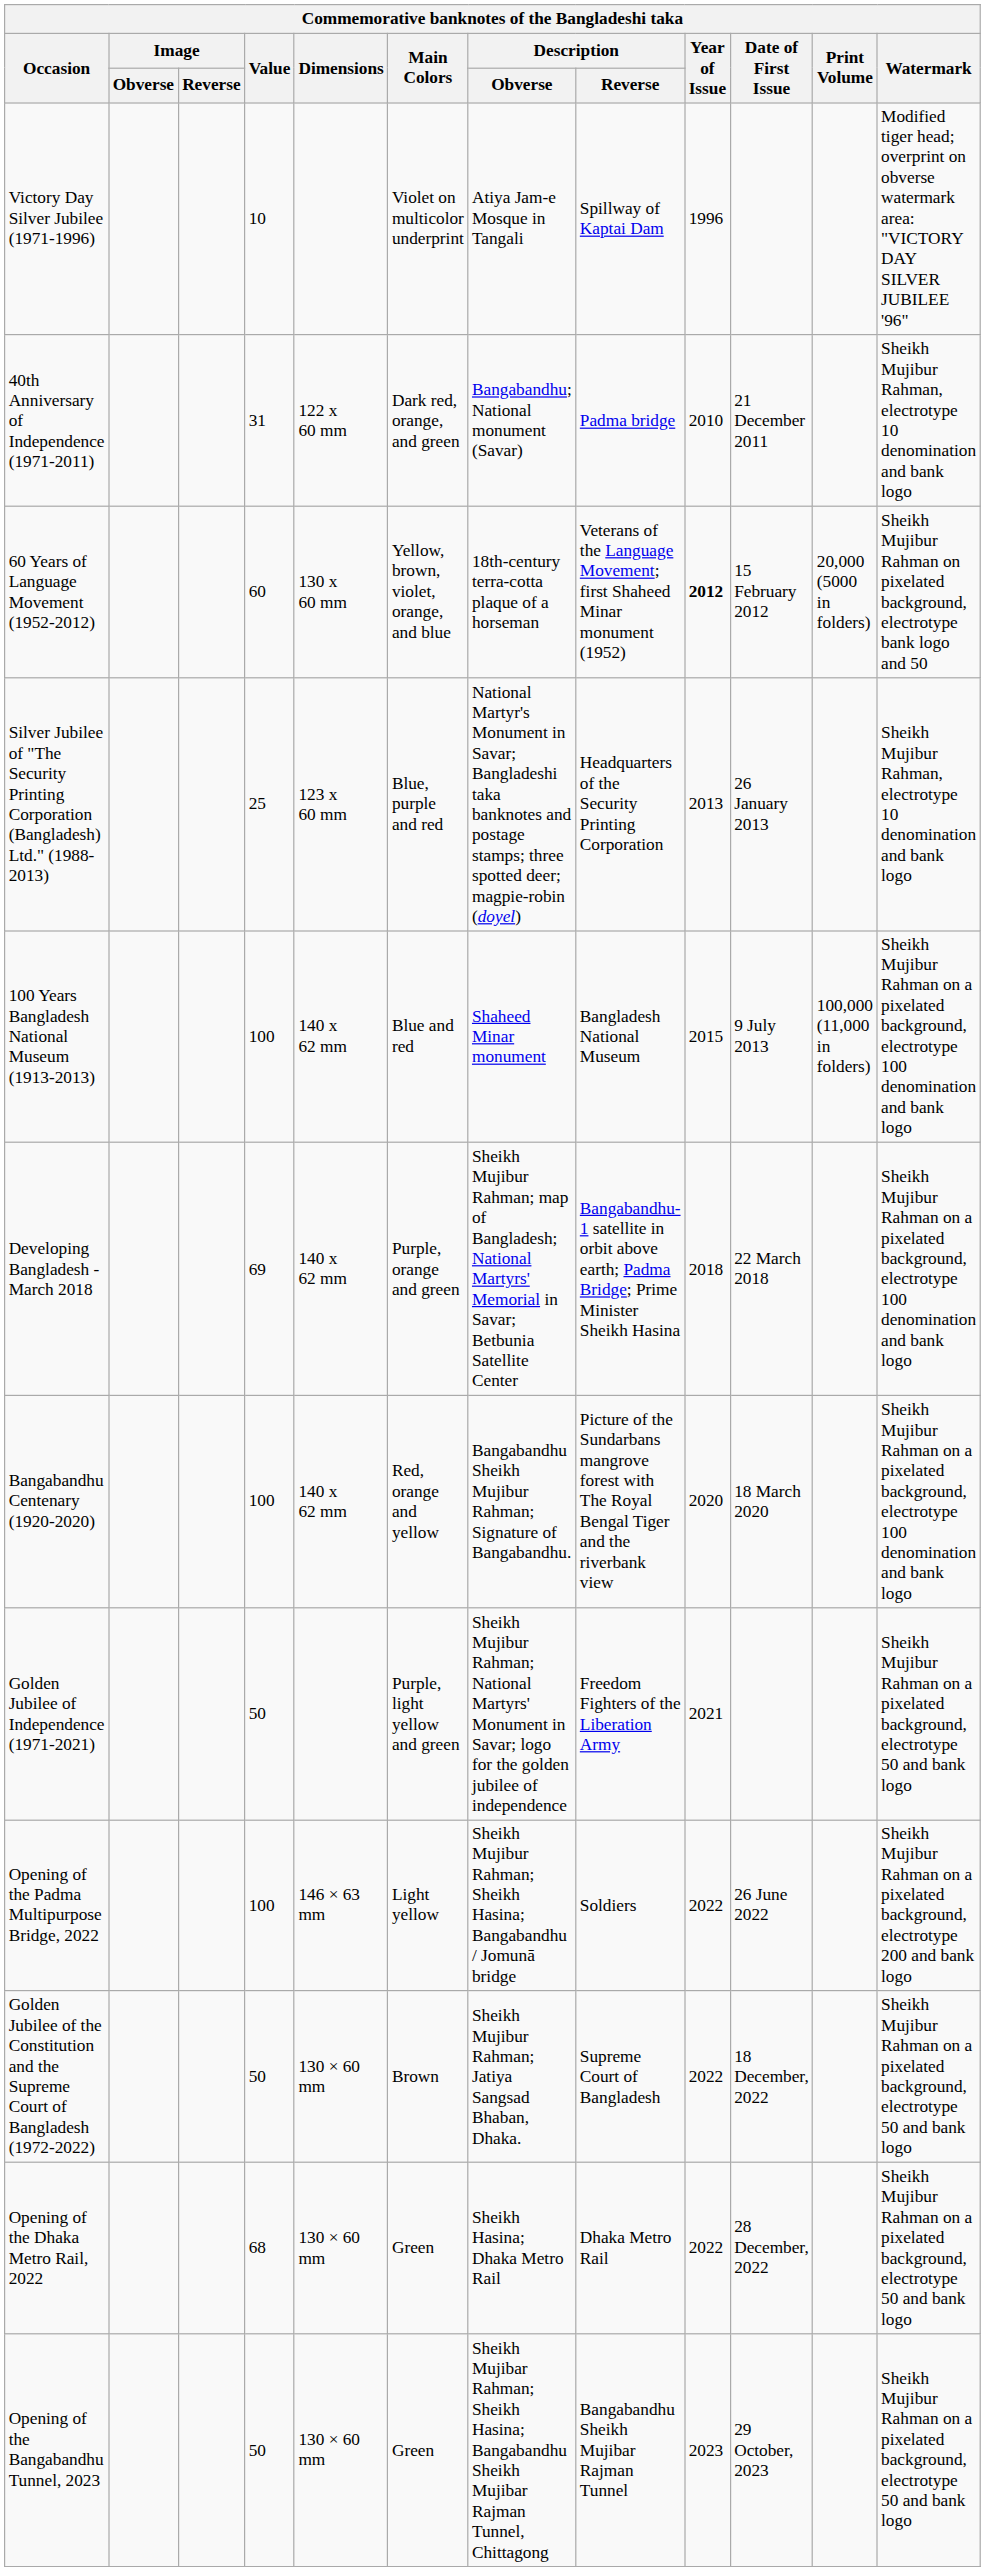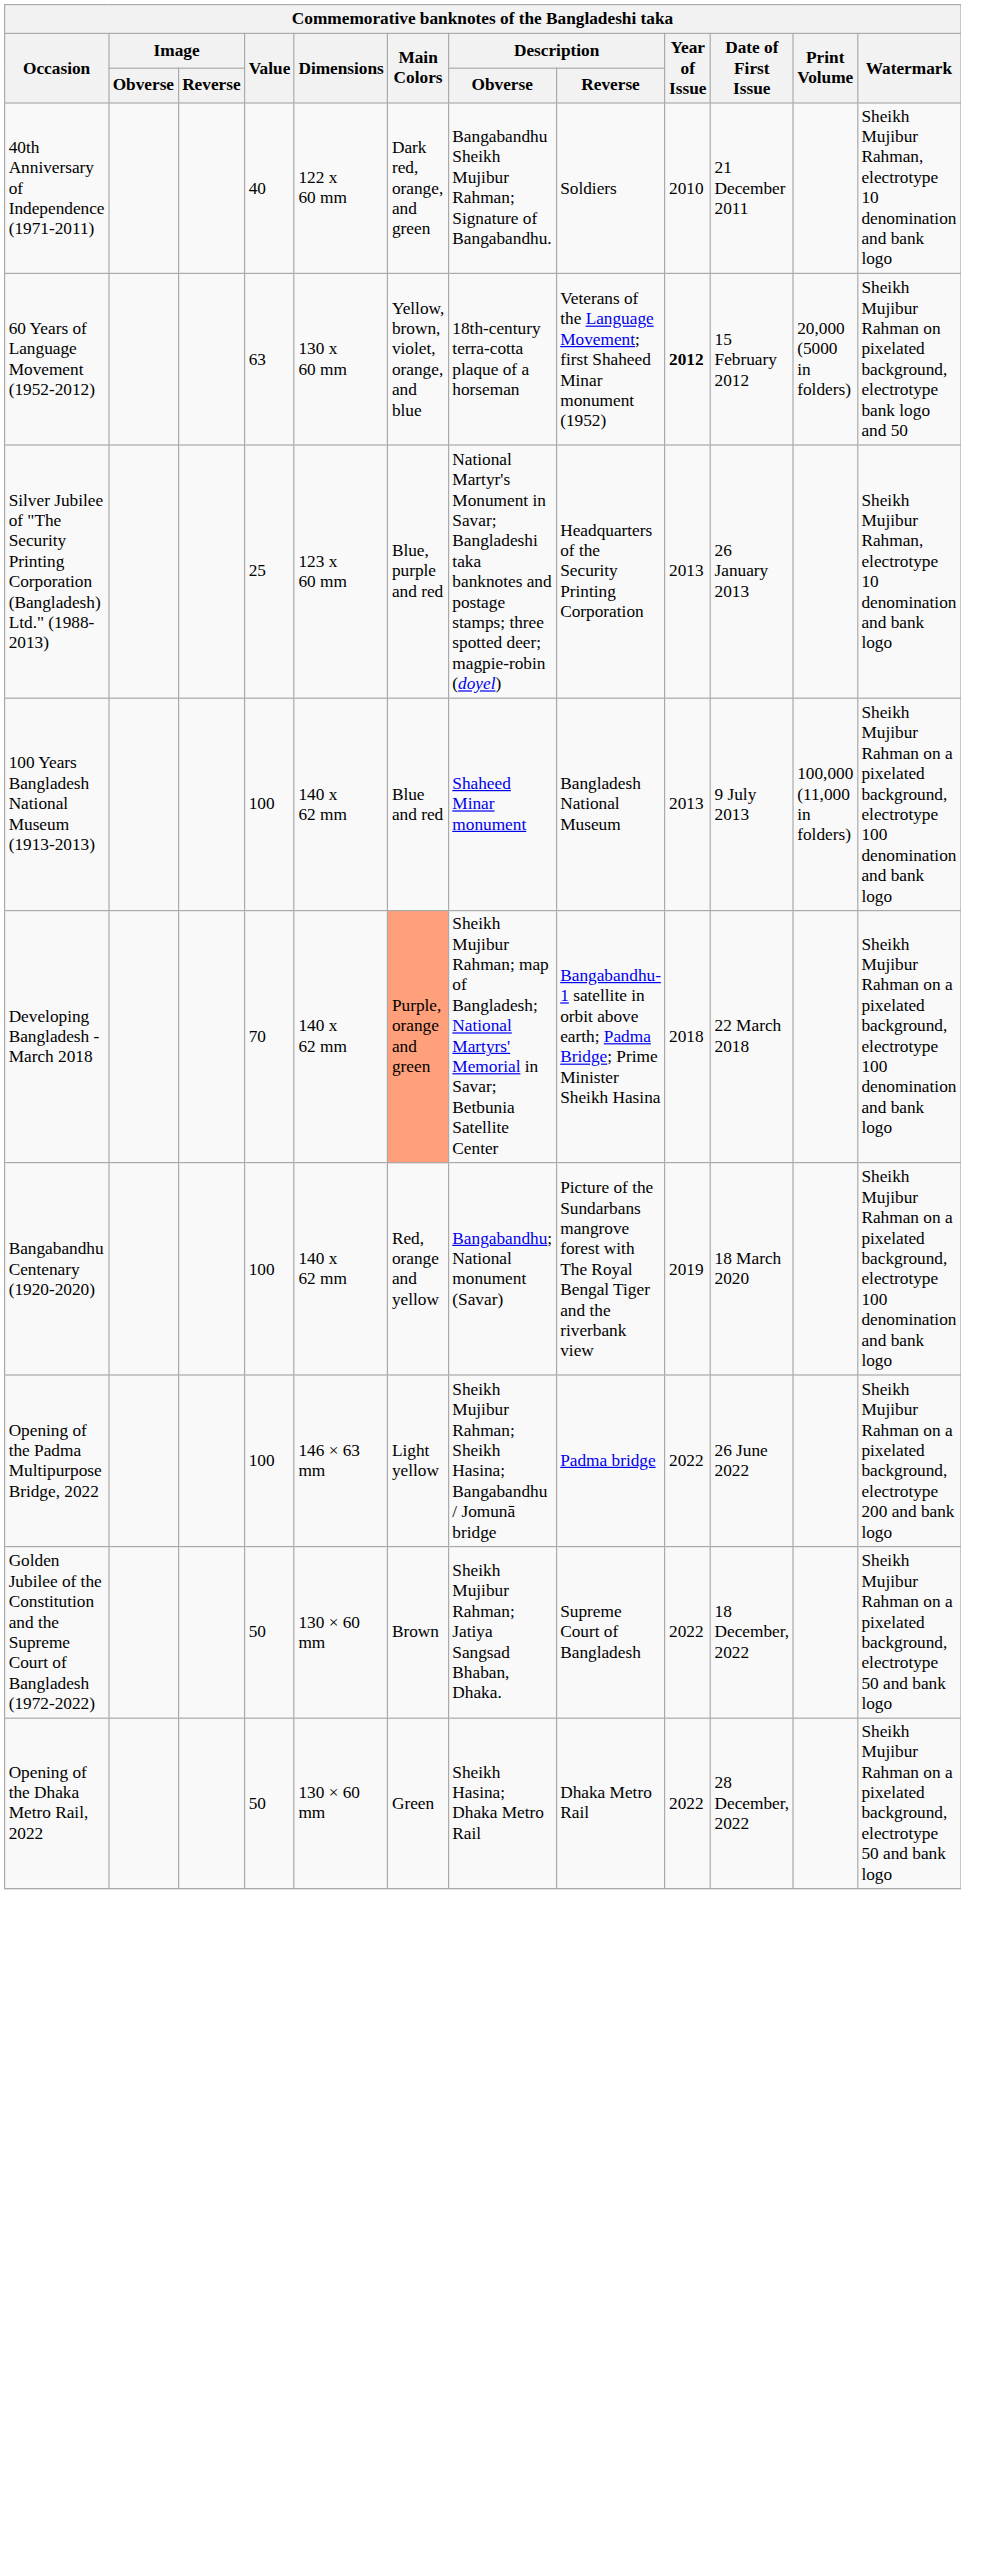- row: (56, 218)
(257, 420) 31 -> (257, 188) 40
(522, 420) Bangabandhu; National monument (Savar) -> (502, 188) Bangabandhu Sheikh Mujibur Rahman; Signature of Bangabandhu.
(628, 420) Padma bridge -> (589, 188) Soldiers
(257, 592) 60 -> (257, 359) 63
(706, 1036) 2015 -> (686, 804) 2013
(257, 1269) 69 -> (257, 1036) 70
(426, 1269) no background -> (417, 1036) lightsalmon background
(522, 1501) Bangabandhu Sheikh Mujibur Rahman; Signature of Bangabandhu. -> (502, 1269) Bangabandhu; National monument (Savar)
(706, 1501) 2020 -> (686, 1269) 2019
- row: (57, 1713)
(608, 1905) Soldiers -> (608, 1460) Padma bridge
(257, 2248) 68 -> (257, 1803) 50
- row: (56, 2450)
